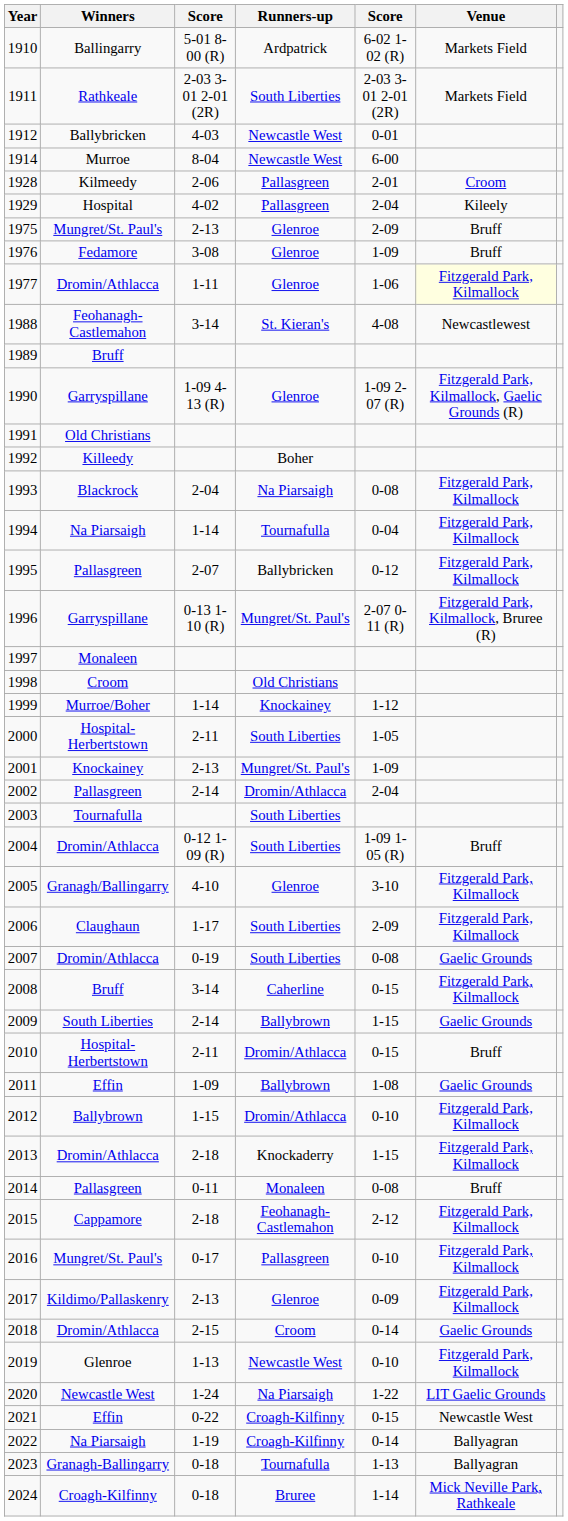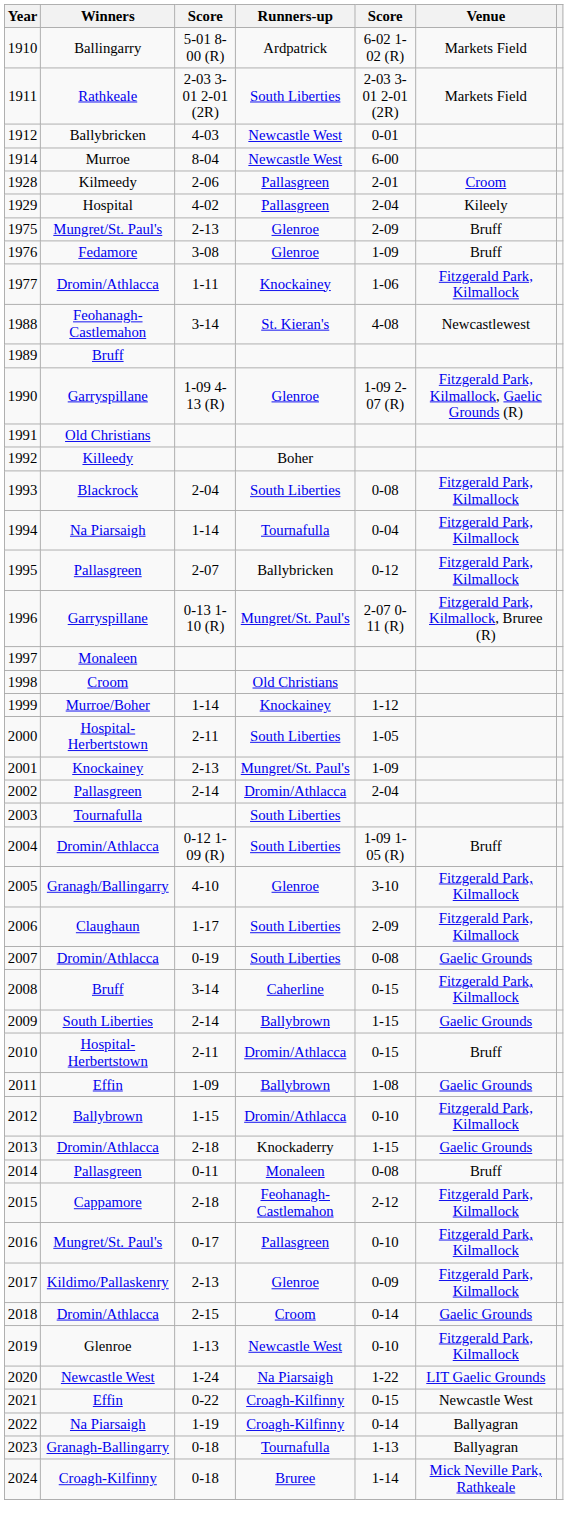(295, 284) Glenroe -> (295, 284) Knockainey
(486, 284) lightyellow background -> (486, 284) no background
(295, 490) Na Piarsaigh -> (295, 490) South Liberties
(486, 1156) Fitzgerald Park, Kilmallock -> (486, 1147) Gaelic Grounds
